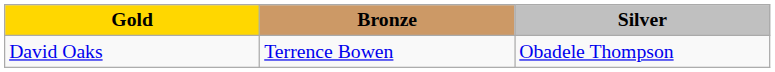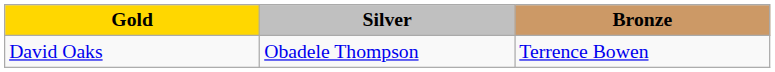columns swapped: (642, 20) <-> (387, 20)
